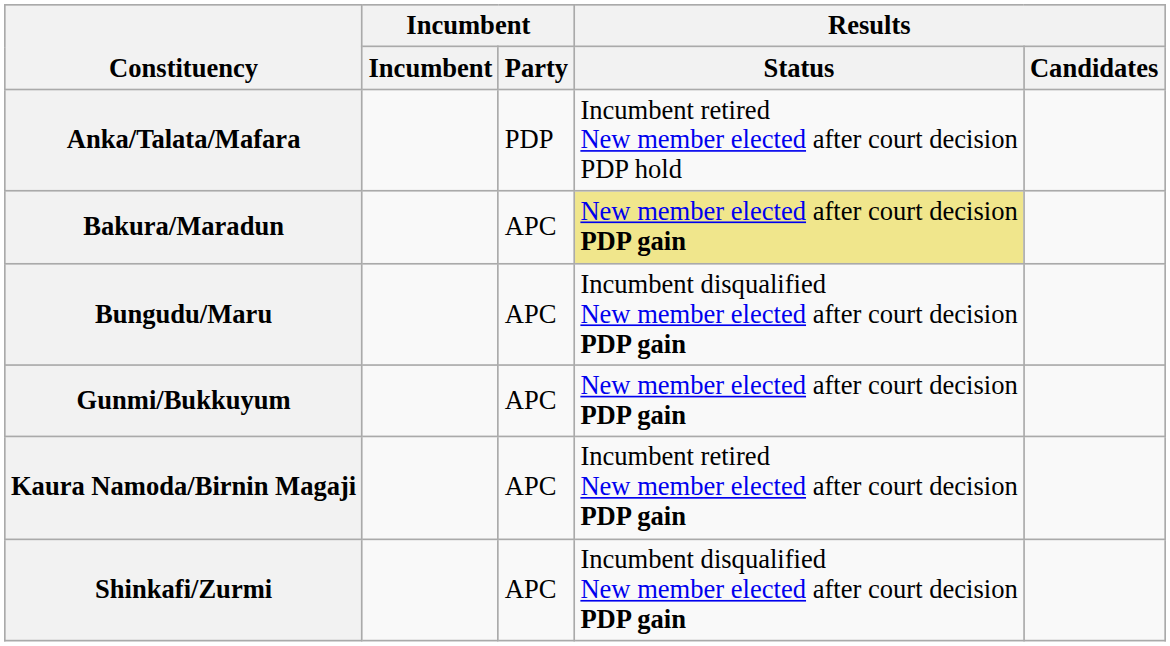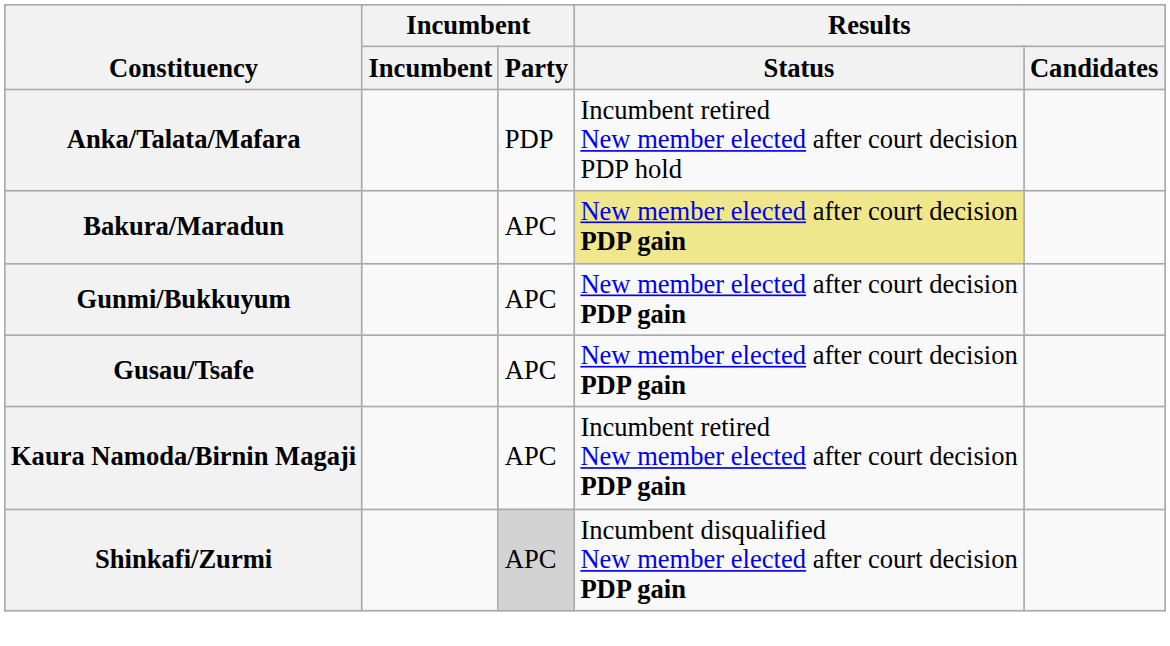- row: (184, 313)
+ row: (184, 370)
(531, 589) no background -> (531, 559) lightgrey background
